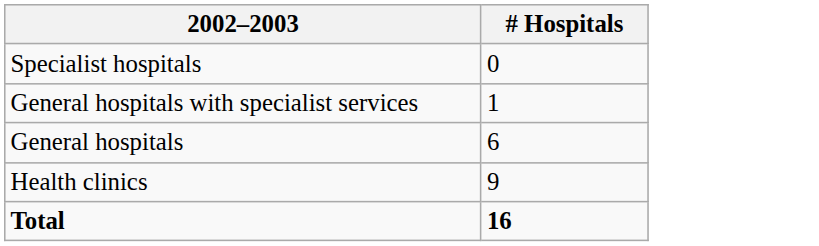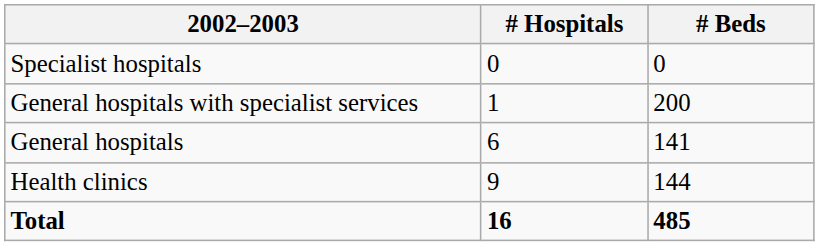+ column: (731, 24)
